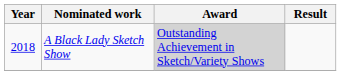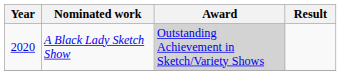(23, 47) 2018 -> (23, 47) 2020
